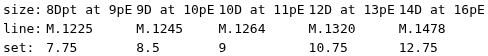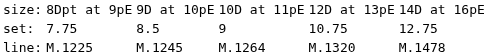rows swapped: (19, 48) <-> (23, 28)
